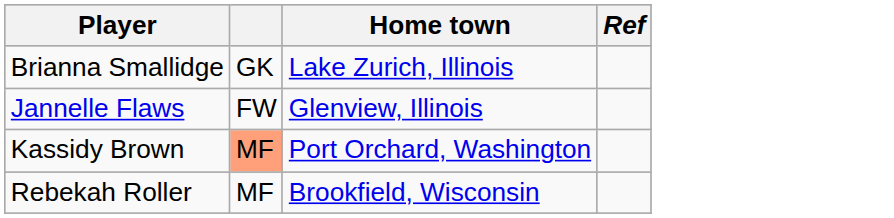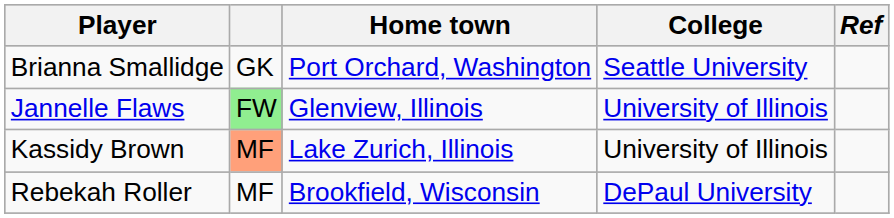+ column: (716, 25)
(401, 66) Lake Zurich, Illinois -> (440, 66) Port Orchard, Washington
(256, 108) no background -> (256, 108) lightgreen background
(440, 150) Port Orchard, Washington -> (401, 150) Lake Zurich, Illinois
